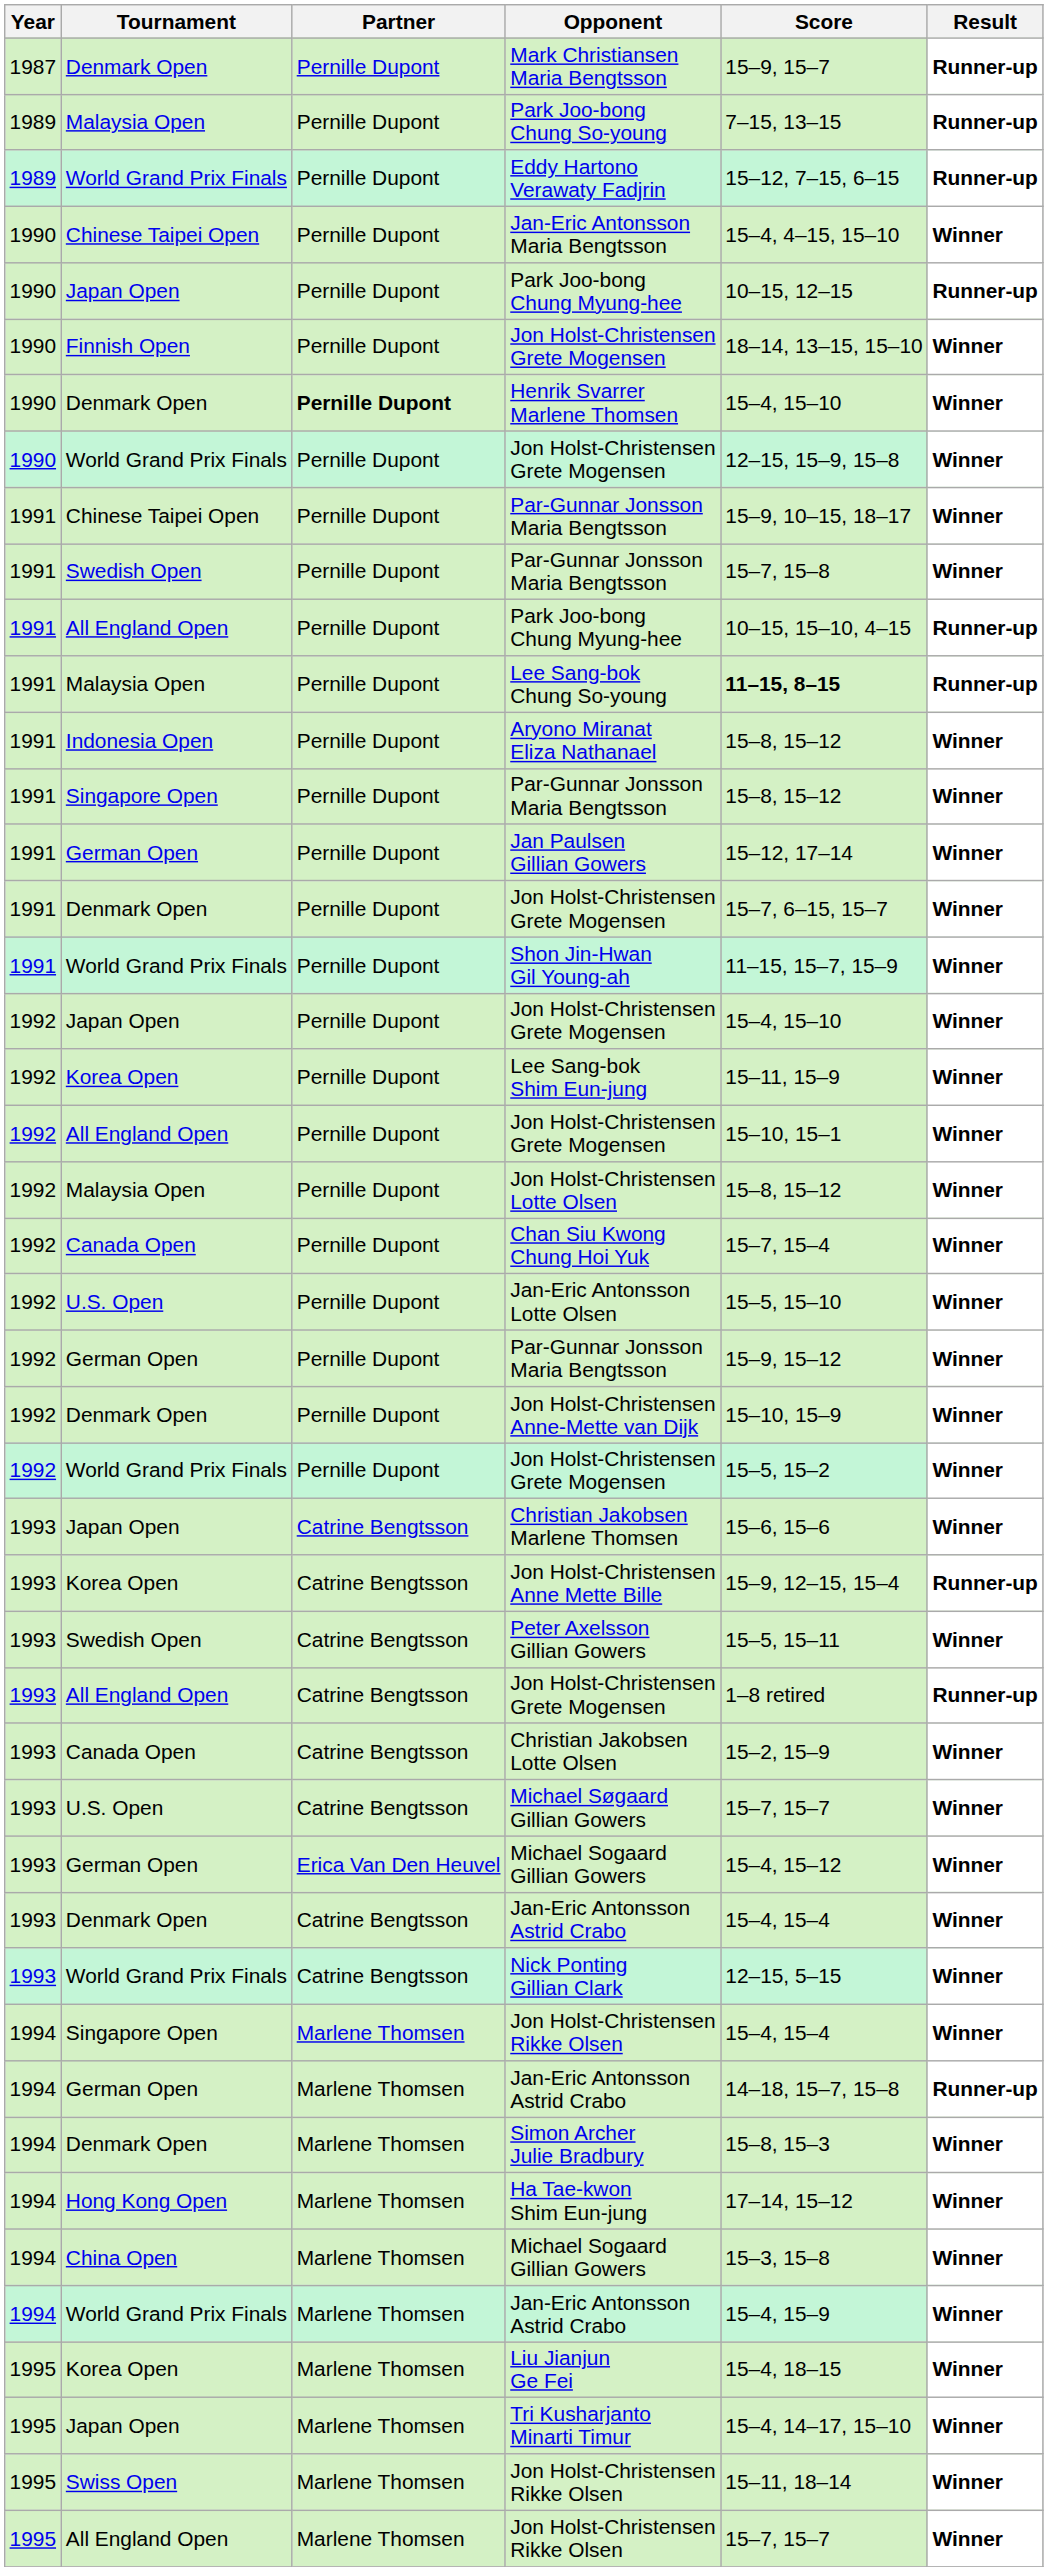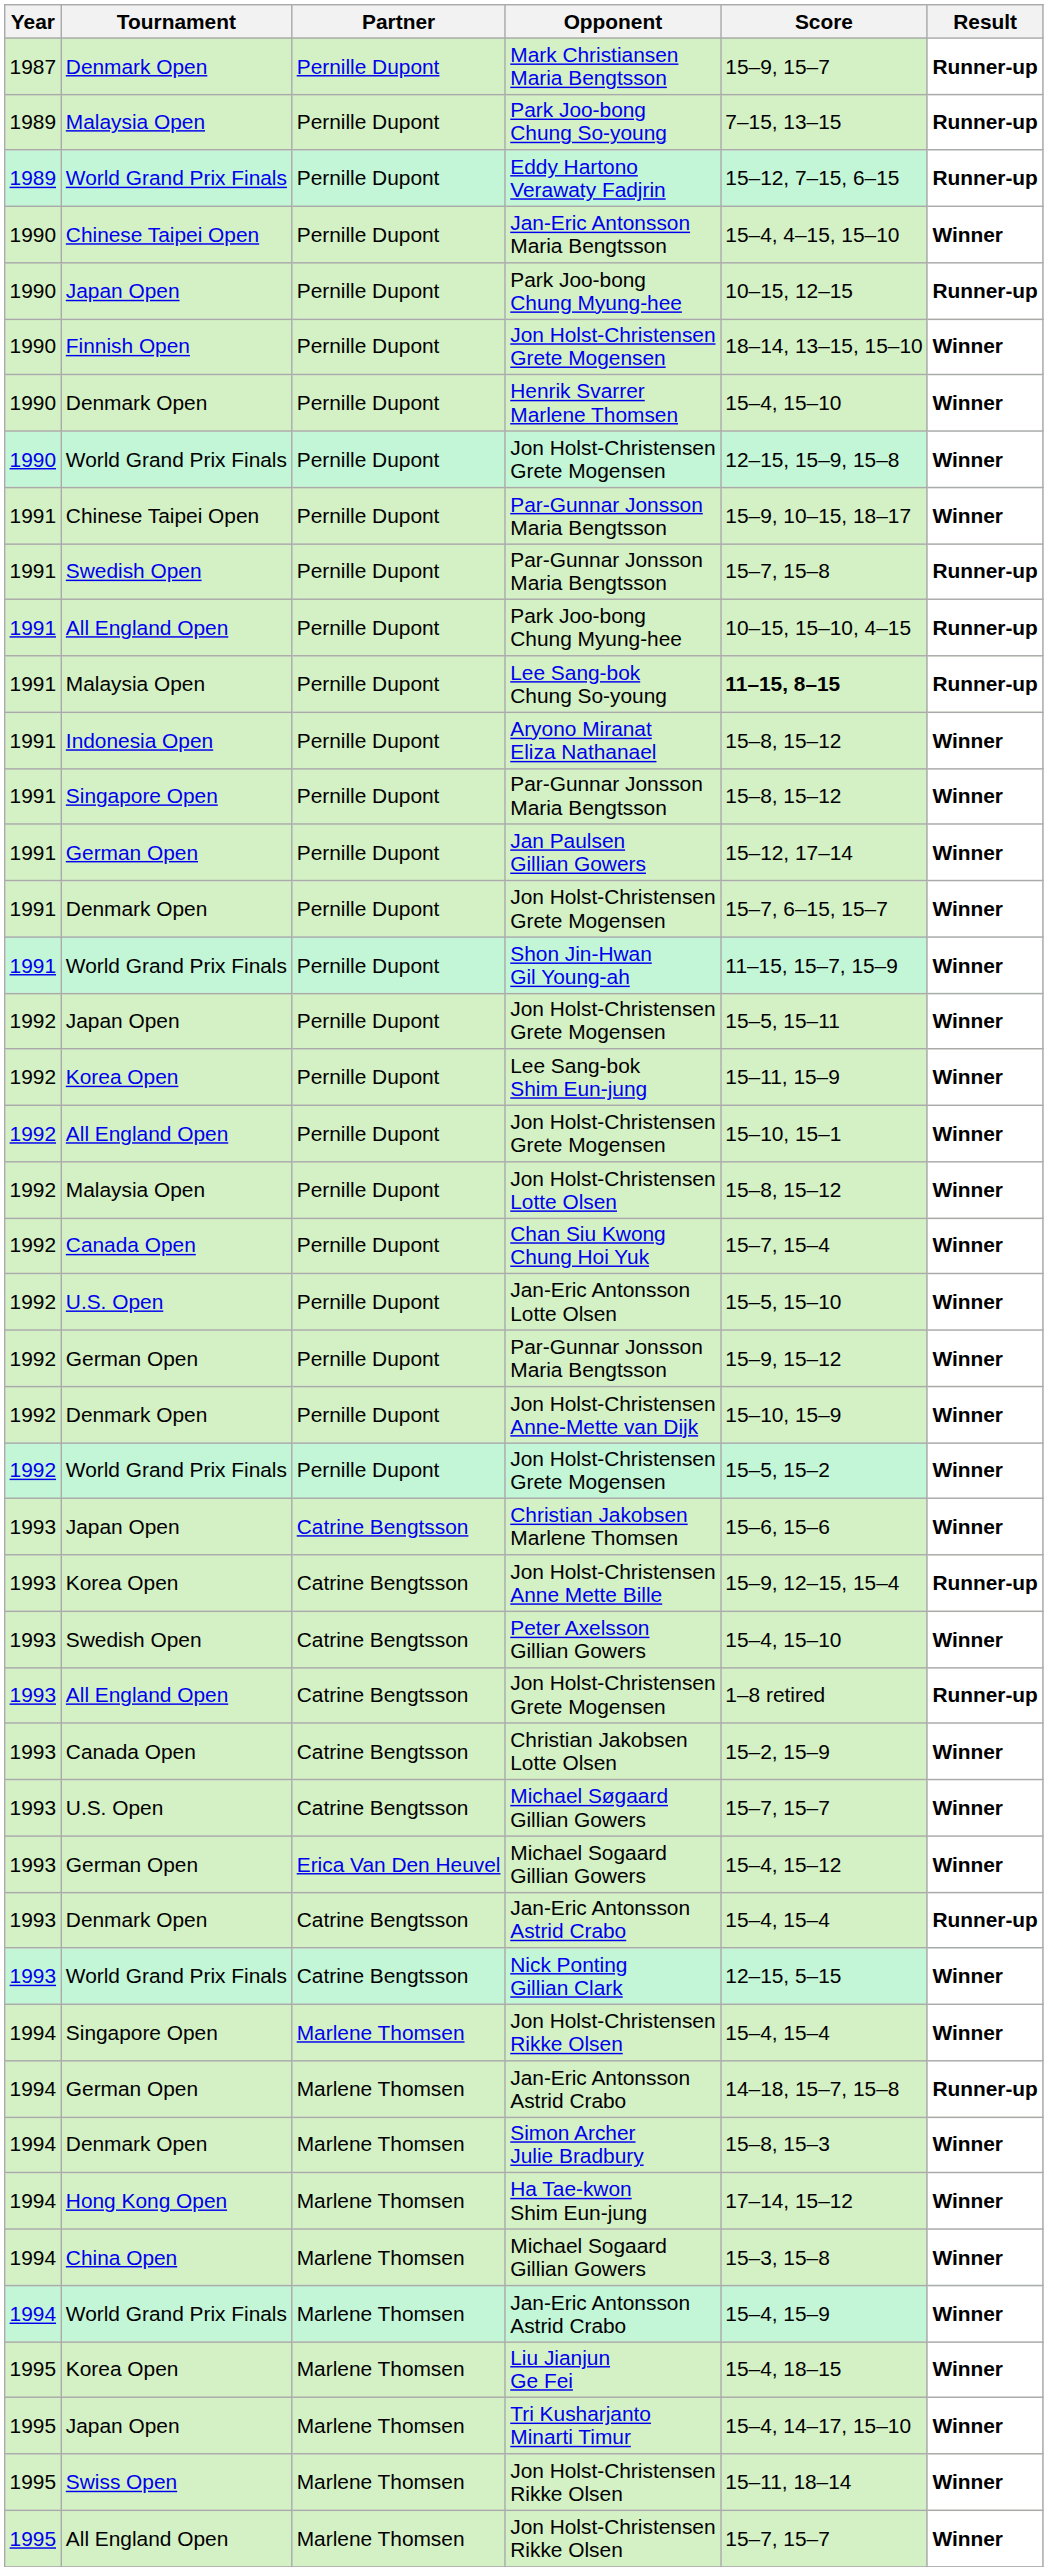(374, 403) bold -> (368, 403) normal
(968, 572) Winner -> (985, 572) Runner-up
(783, 1021) 15–4, 15–10 -> (783, 1021) 15–5, 15–11
(783, 1639) 15–5, 15–11 -> (783, 1639) 15–4, 15–10
(968, 1920) Winner -> (985, 1920) Runner-up
